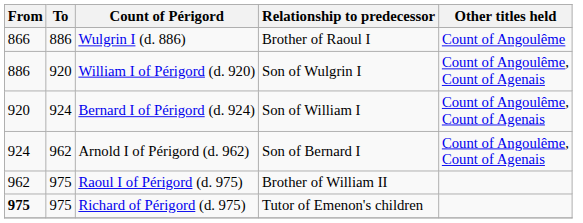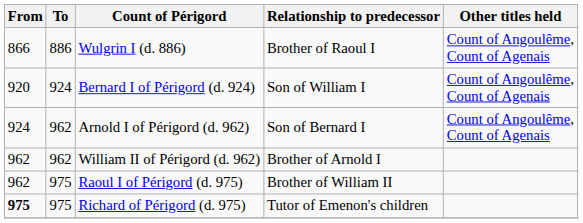(504, 39) Count of Angoulême -> (510, 47) Count of Angoulême, Count of Agenais
- row: (167, 71)
+ row: (169, 159)
